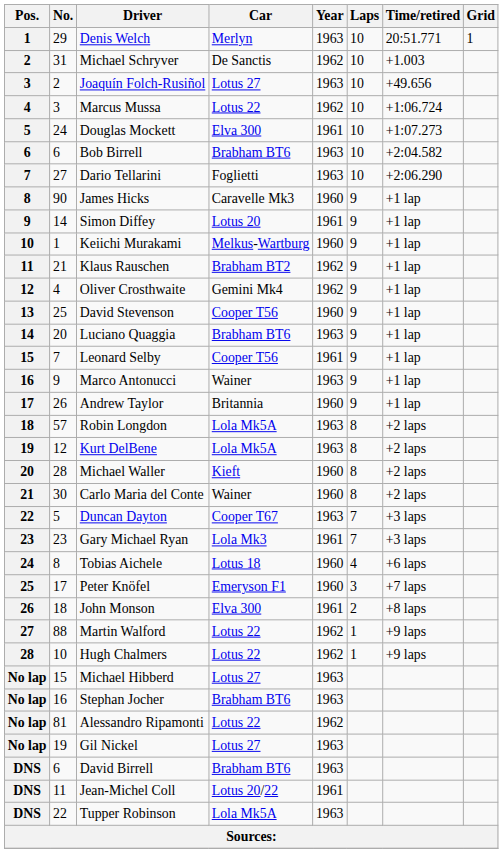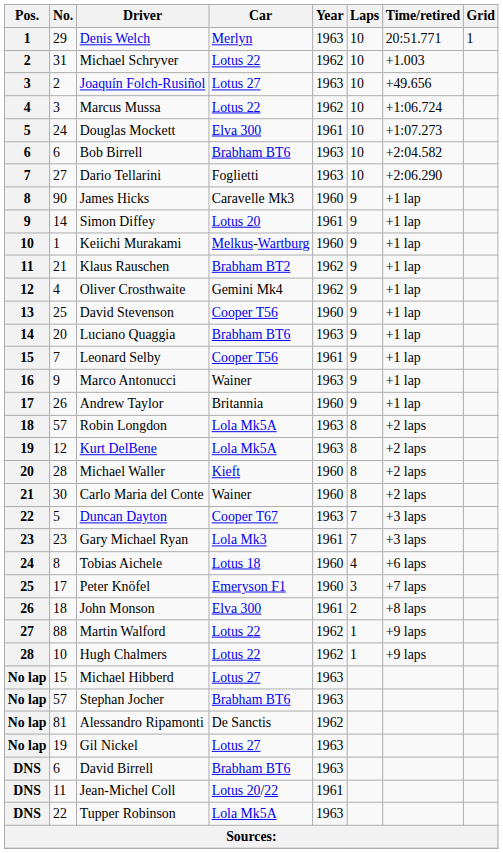(242, 61) De Sanctis -> (236, 61) Lotus 22
(60, 700) 16 -> (60, 700) 57
(236, 723) Lotus 22 -> (242, 723) De Sanctis
